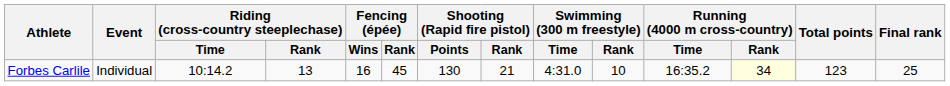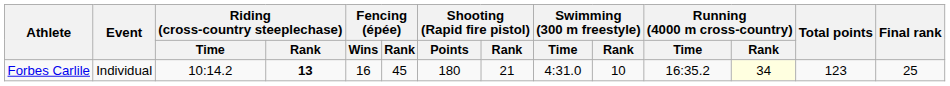(305, 71) normal -> (305, 71) bold
(449, 71) 130 -> (449, 71) 180
